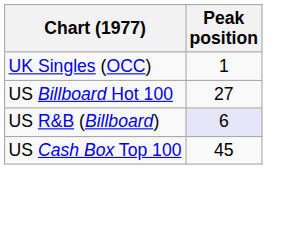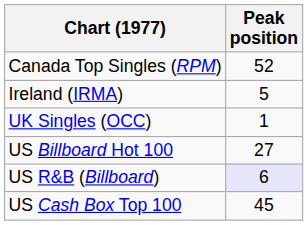+ row: (115, 66)
+ row: (66, 94)
